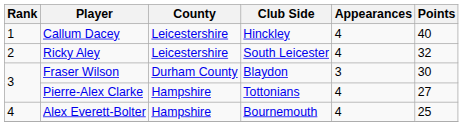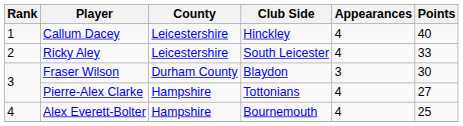(425, 53) 32 -> (425, 53) 33
